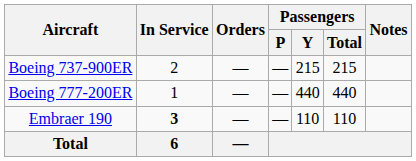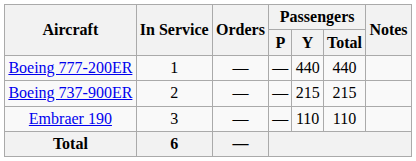rows swapped: (70, 67) <-> (70, 93)
(174, 118) bold -> (174, 118) normal
